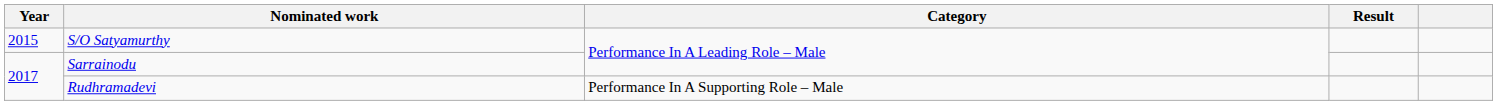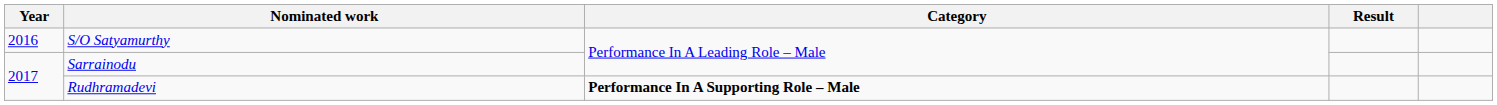(23, 40) 2015 -> (23, 40) 2016
(716, 87) normal -> (724, 87) bold
